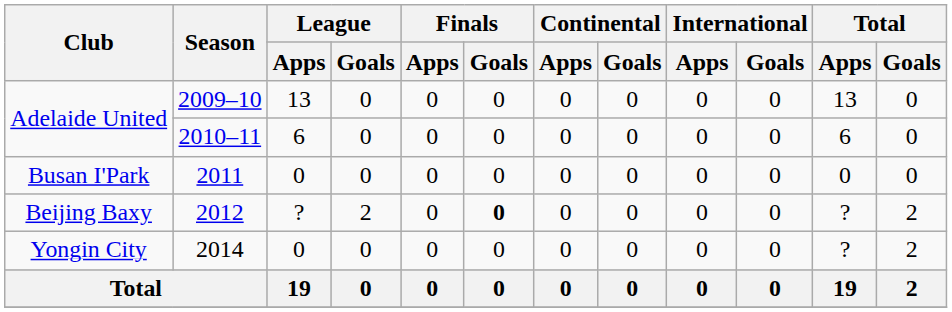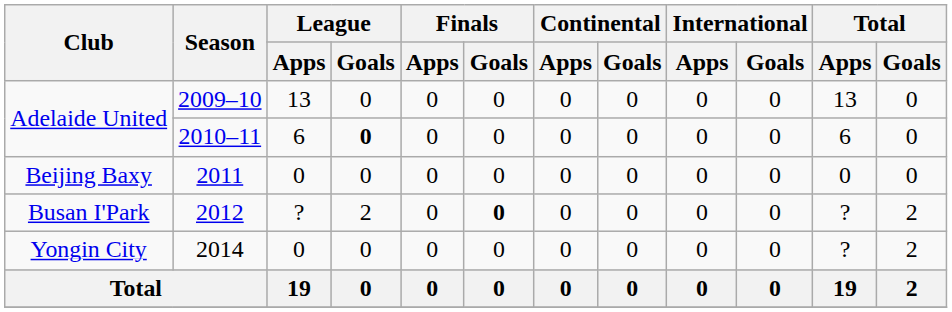(366, 136) normal -> (366, 136) bold
(89, 174) Busan I'Park -> (89, 174) Beijing Baxy
(89, 212) Beijing Baxy -> (89, 212) Busan I'Park
